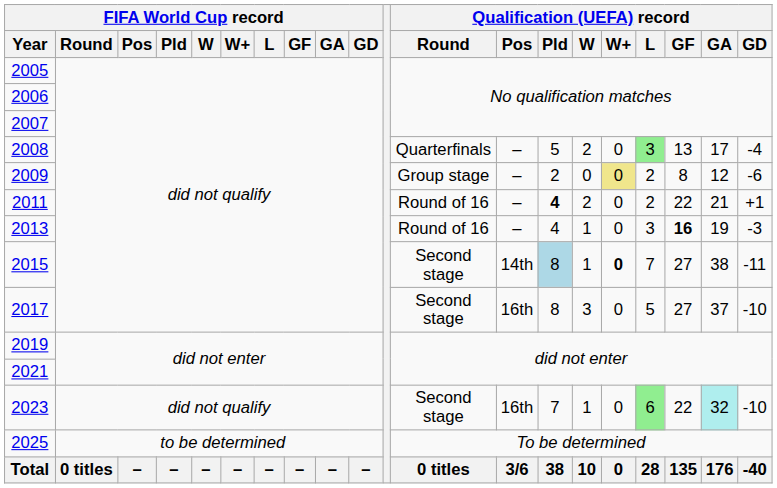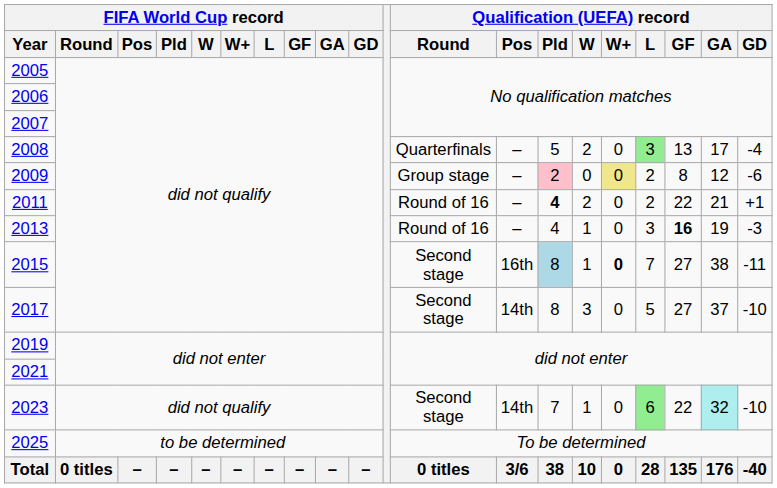(555, 176) no background -> (555, 176) pink background
(517, 264) 14th -> (517, 264) 16th
(517, 309) 16th -> (517, 309) 14th
(517, 407) 16th -> (517, 407) 14th
